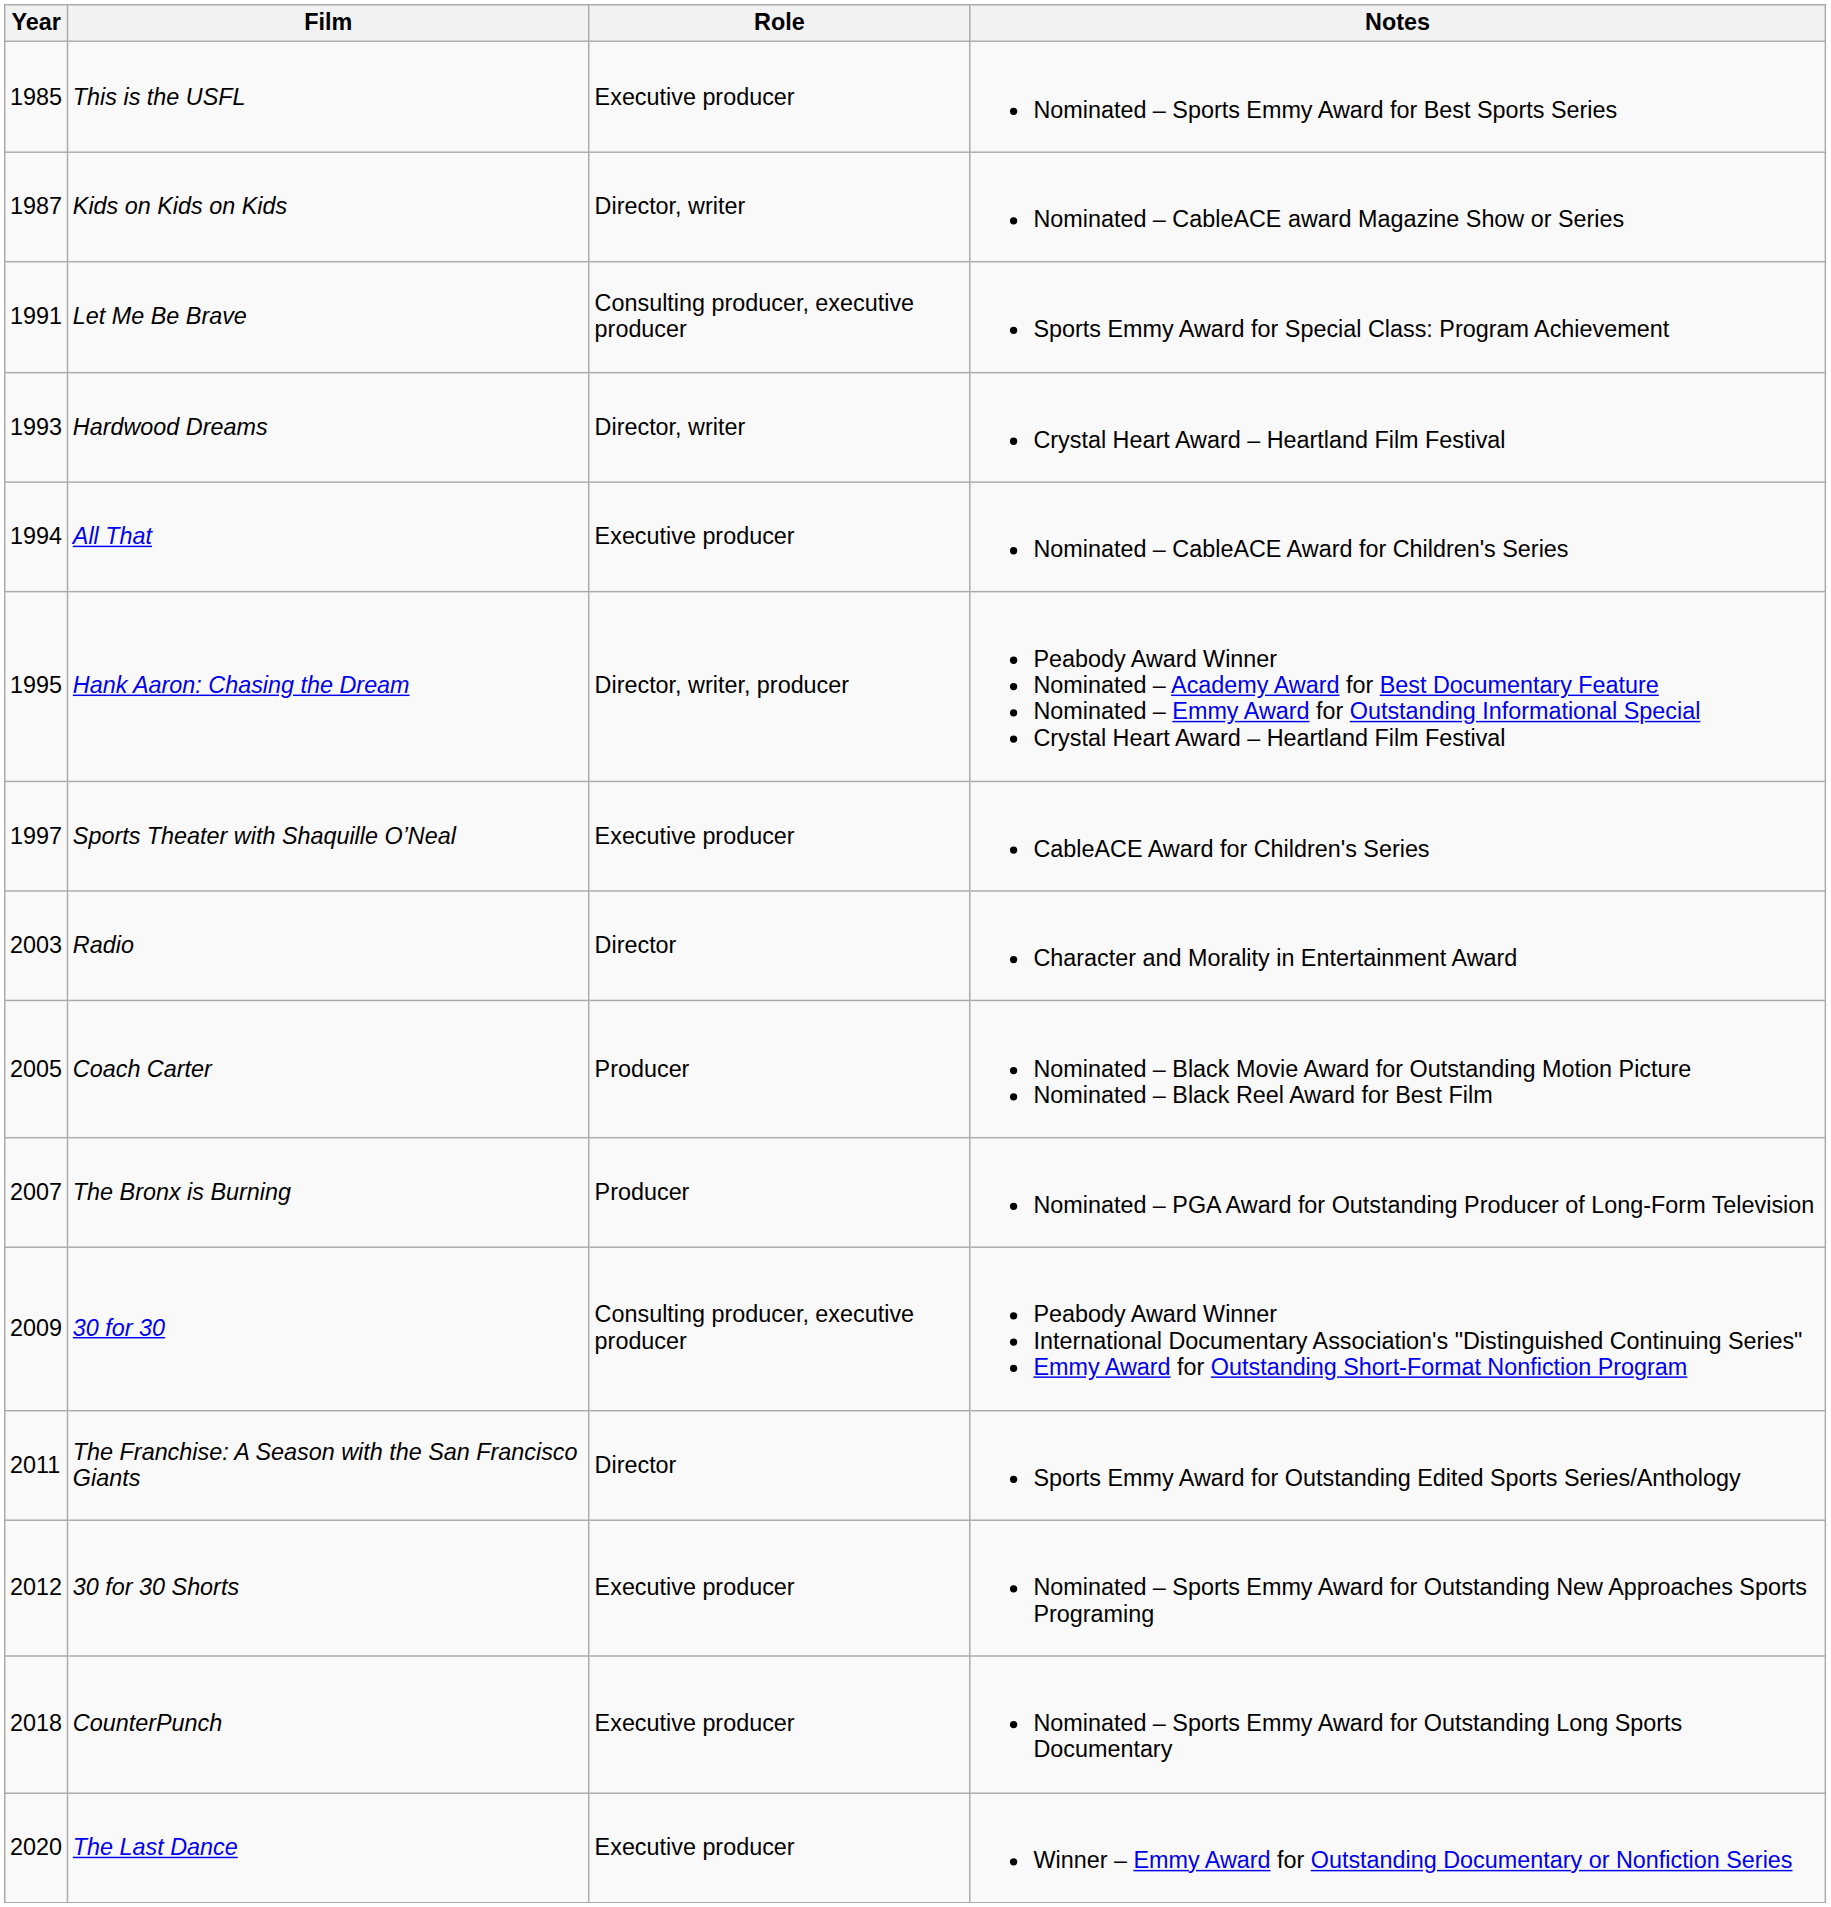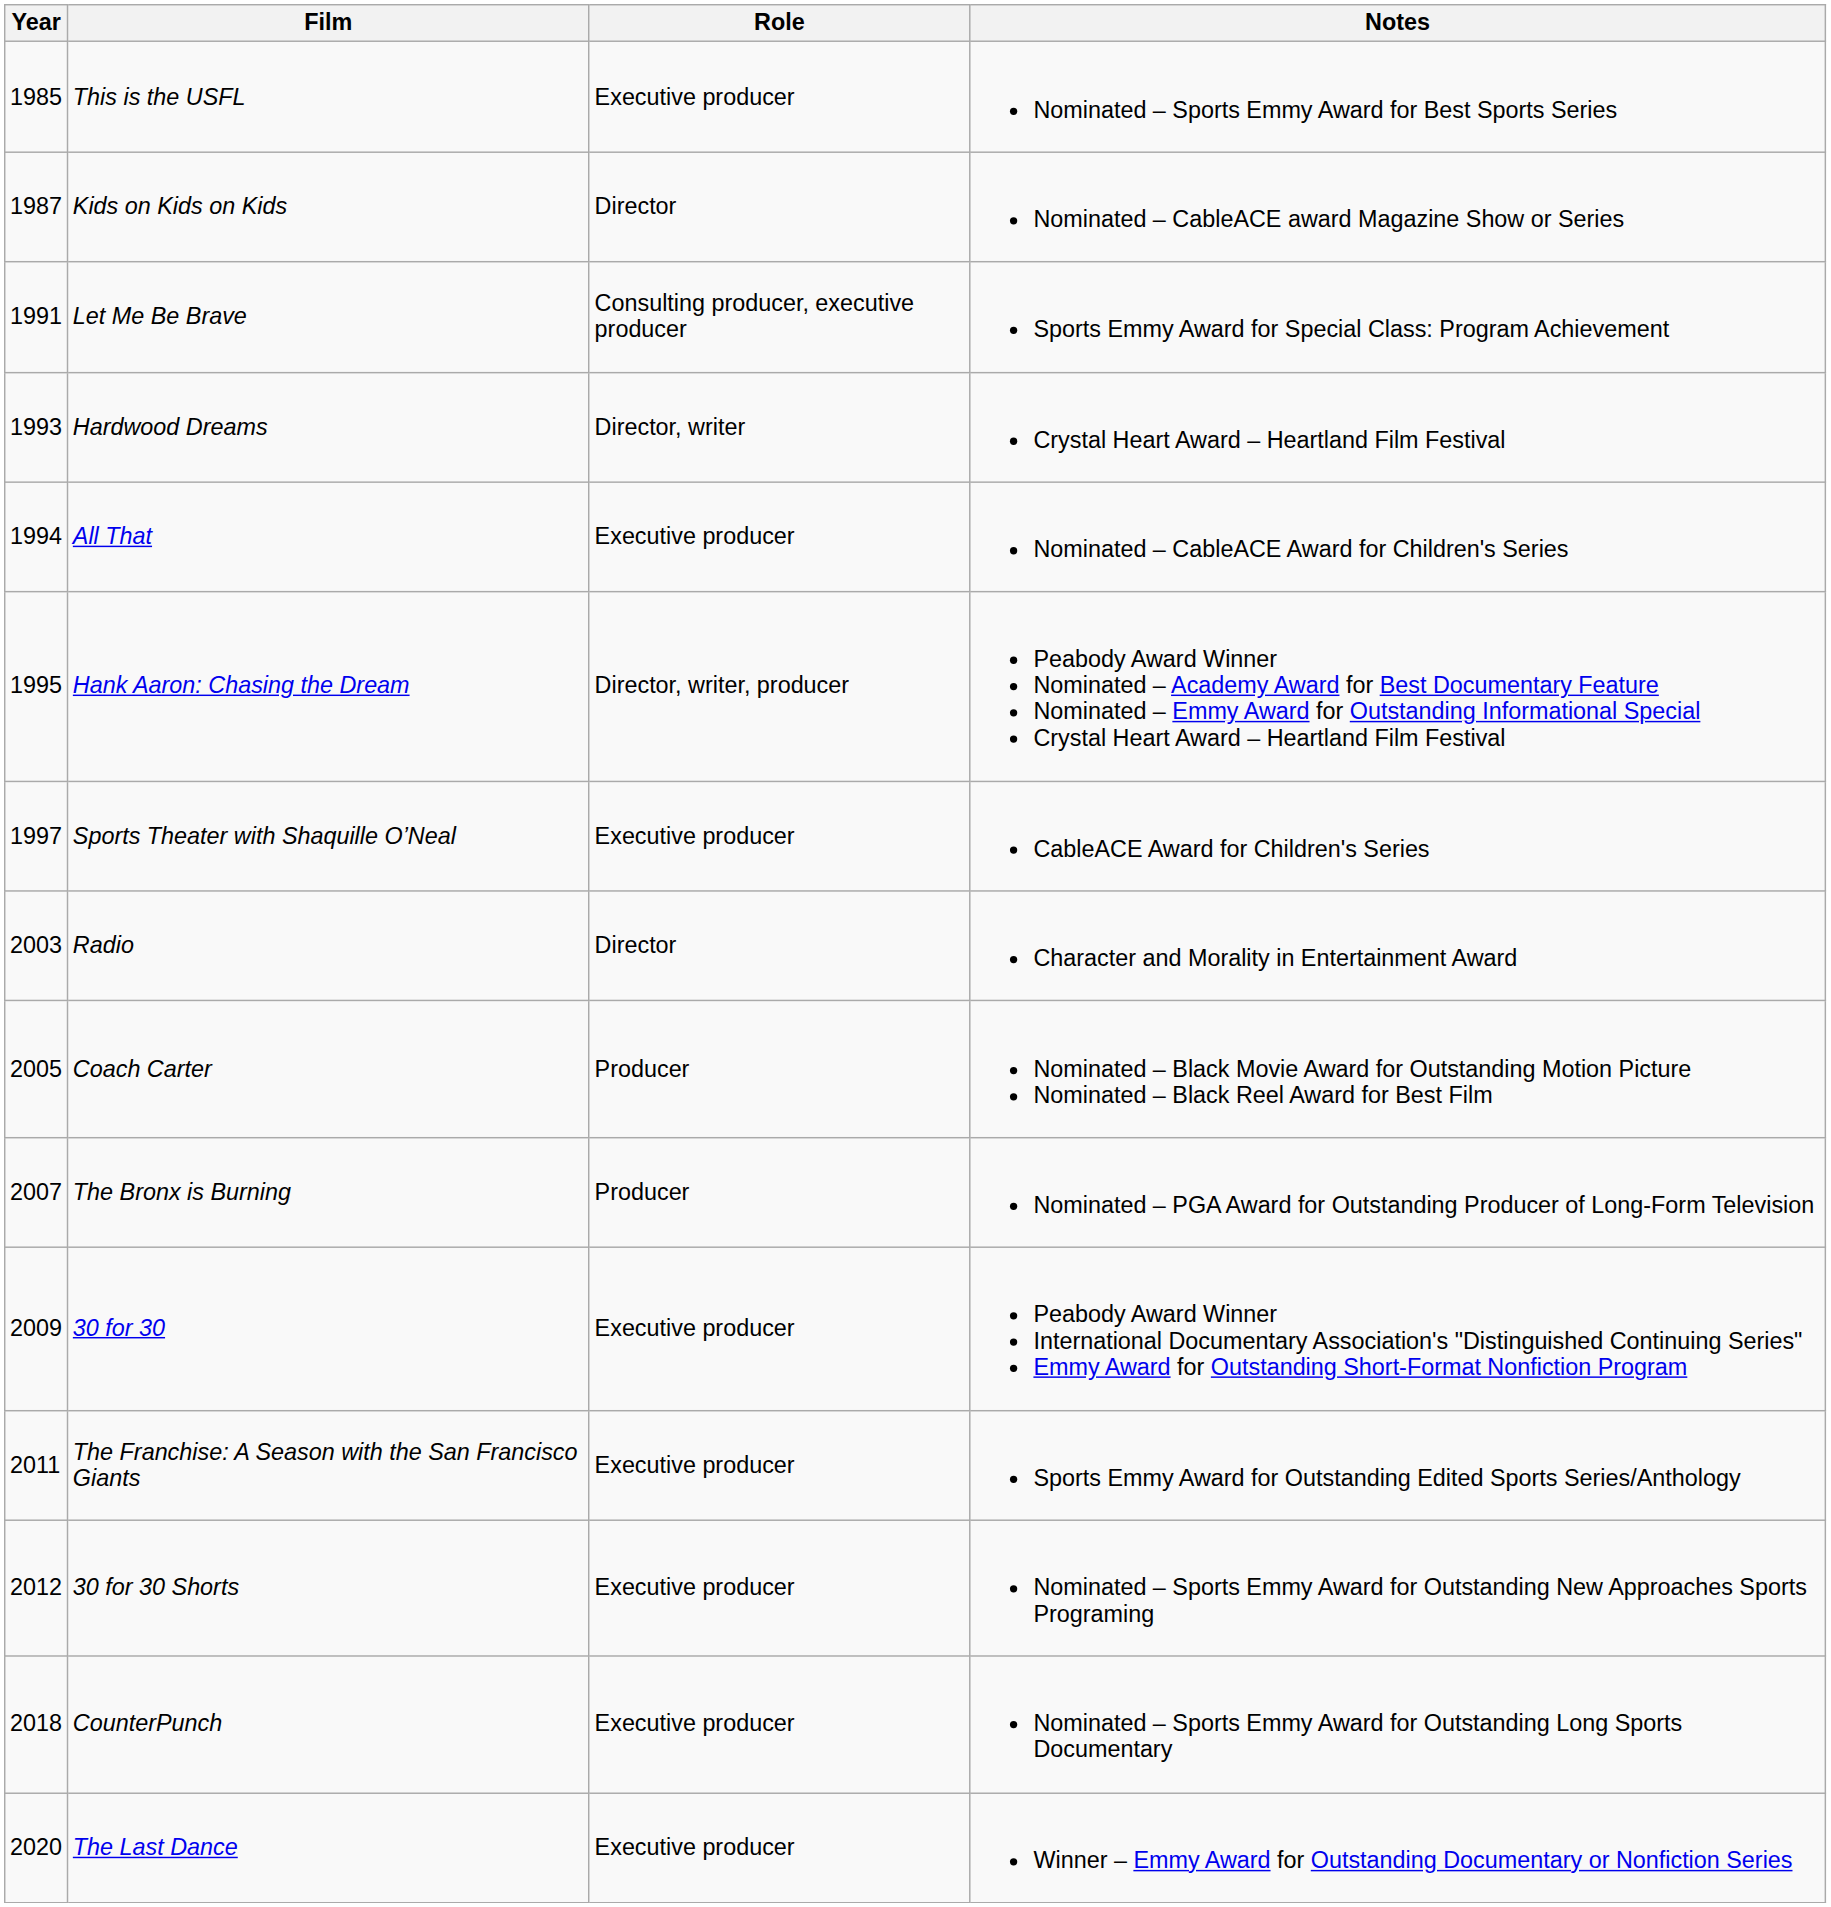(670, 206) Director, writer -> (636, 206) Director
(754, 1328) Consulting producer, executive producer -> (695, 1328) Executive producer
(636, 1464) Director -> (695, 1464) Executive producer
